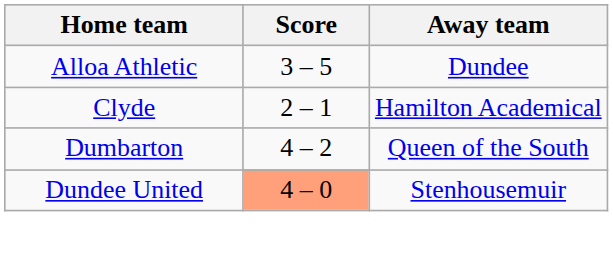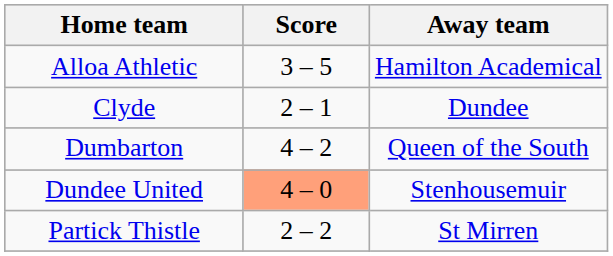(488, 66) Dundee -> (488, 66) Hamilton Academical
(488, 107) Hamilton Academical -> (488, 107) Dundee
+ row: (124, 230)
